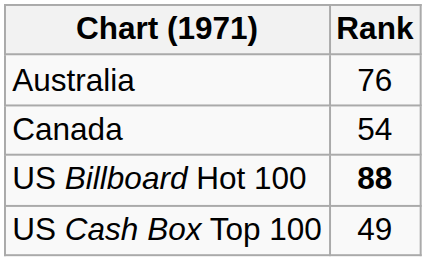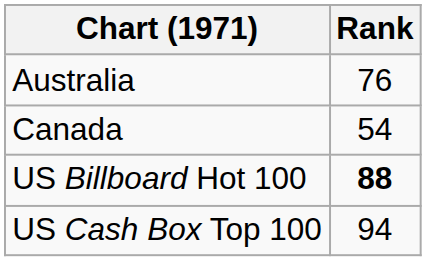(375, 229) 49 -> (375, 229) 94
